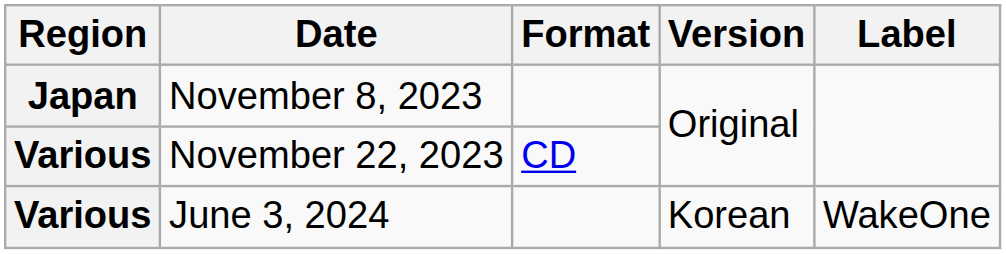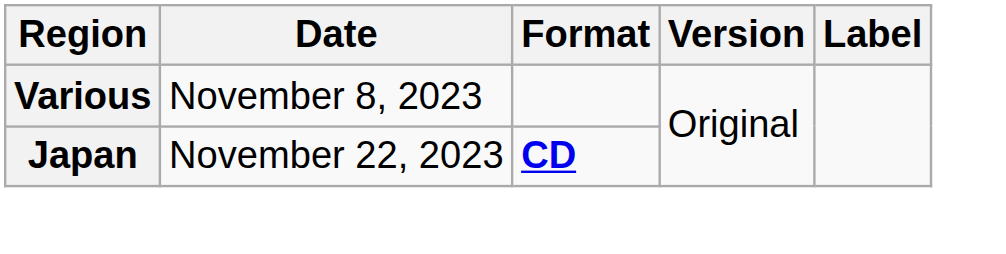(83, 95) Japan -> (83, 95) Various
(83, 155) Various -> (83, 155) Japan
(549, 155) normal -> (549, 155) bold
- row: (279, 215)
